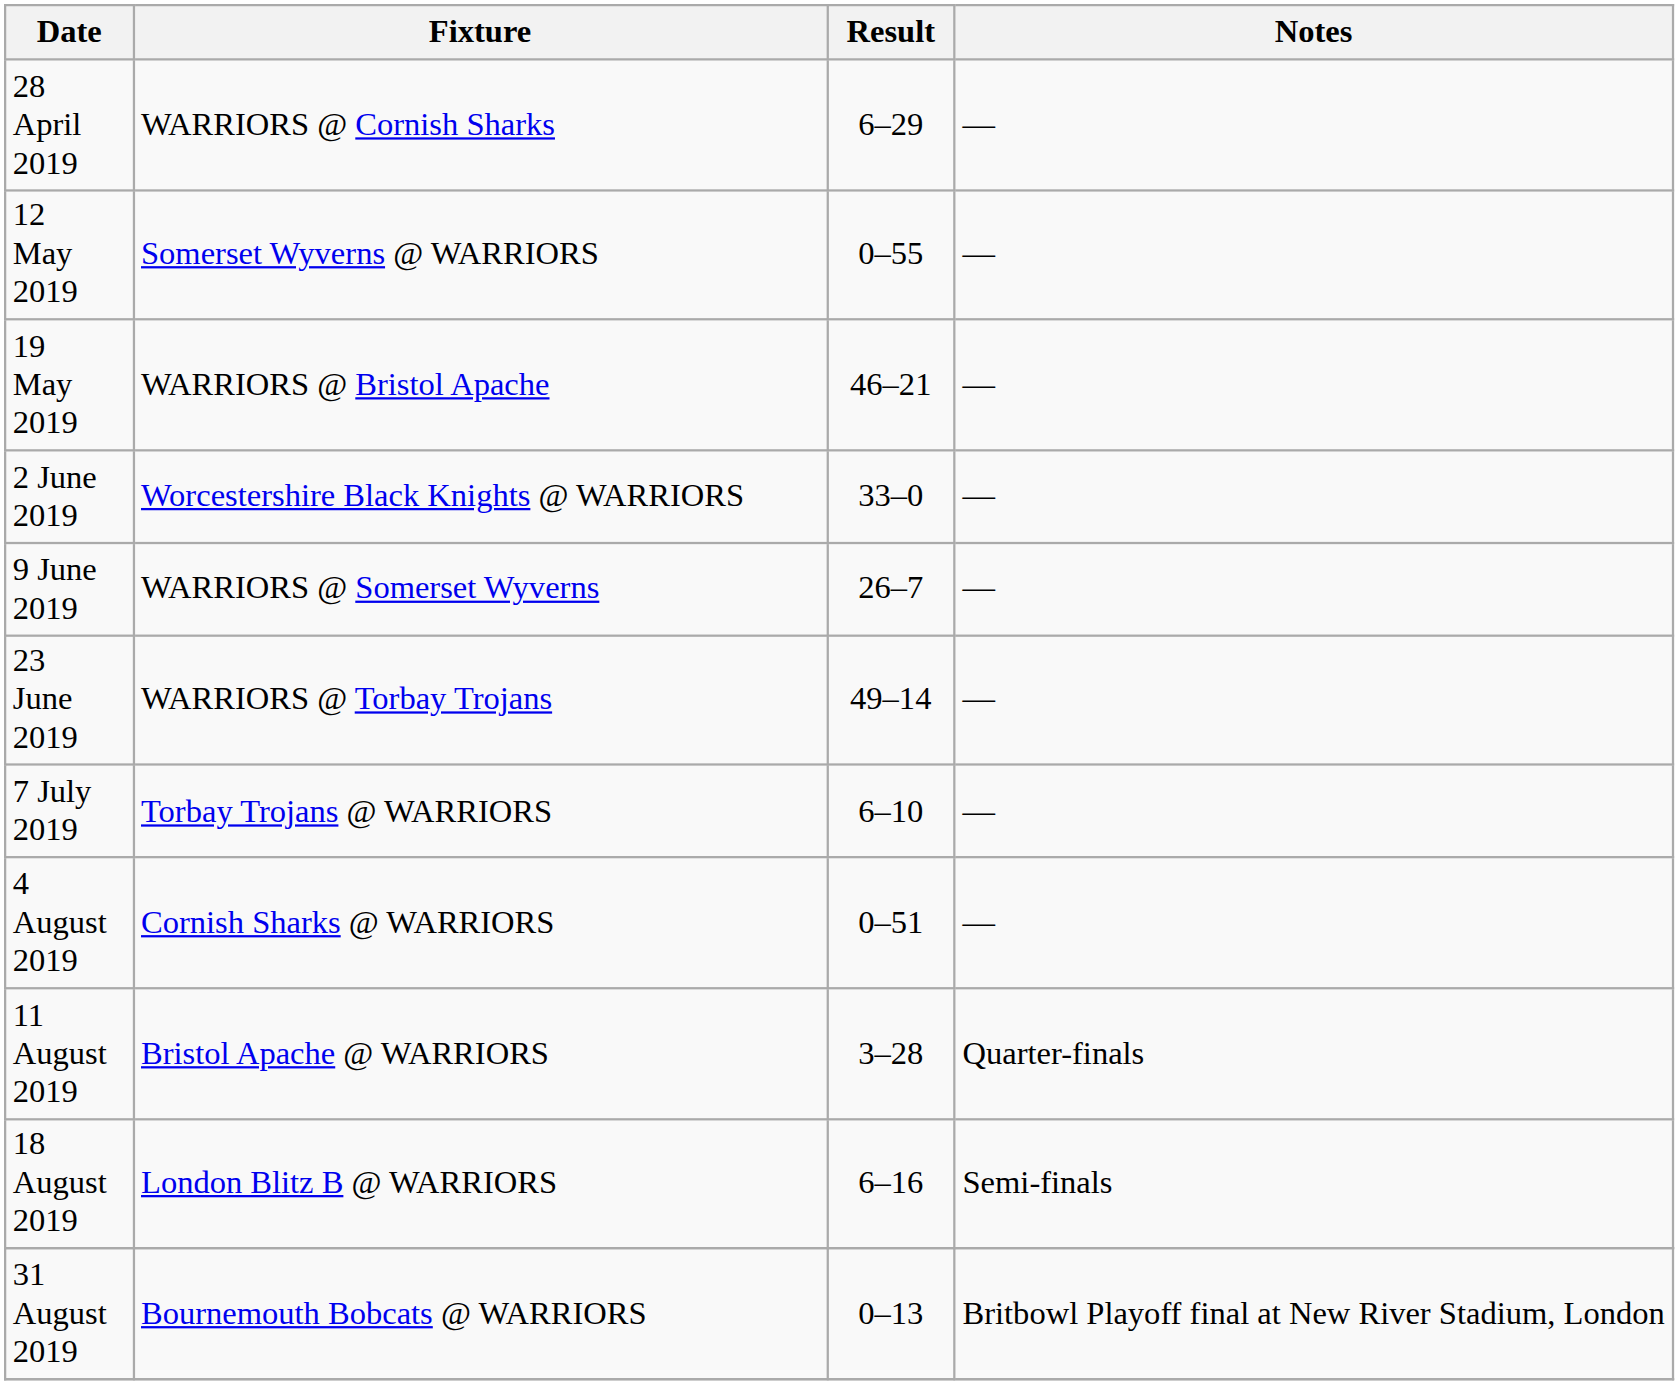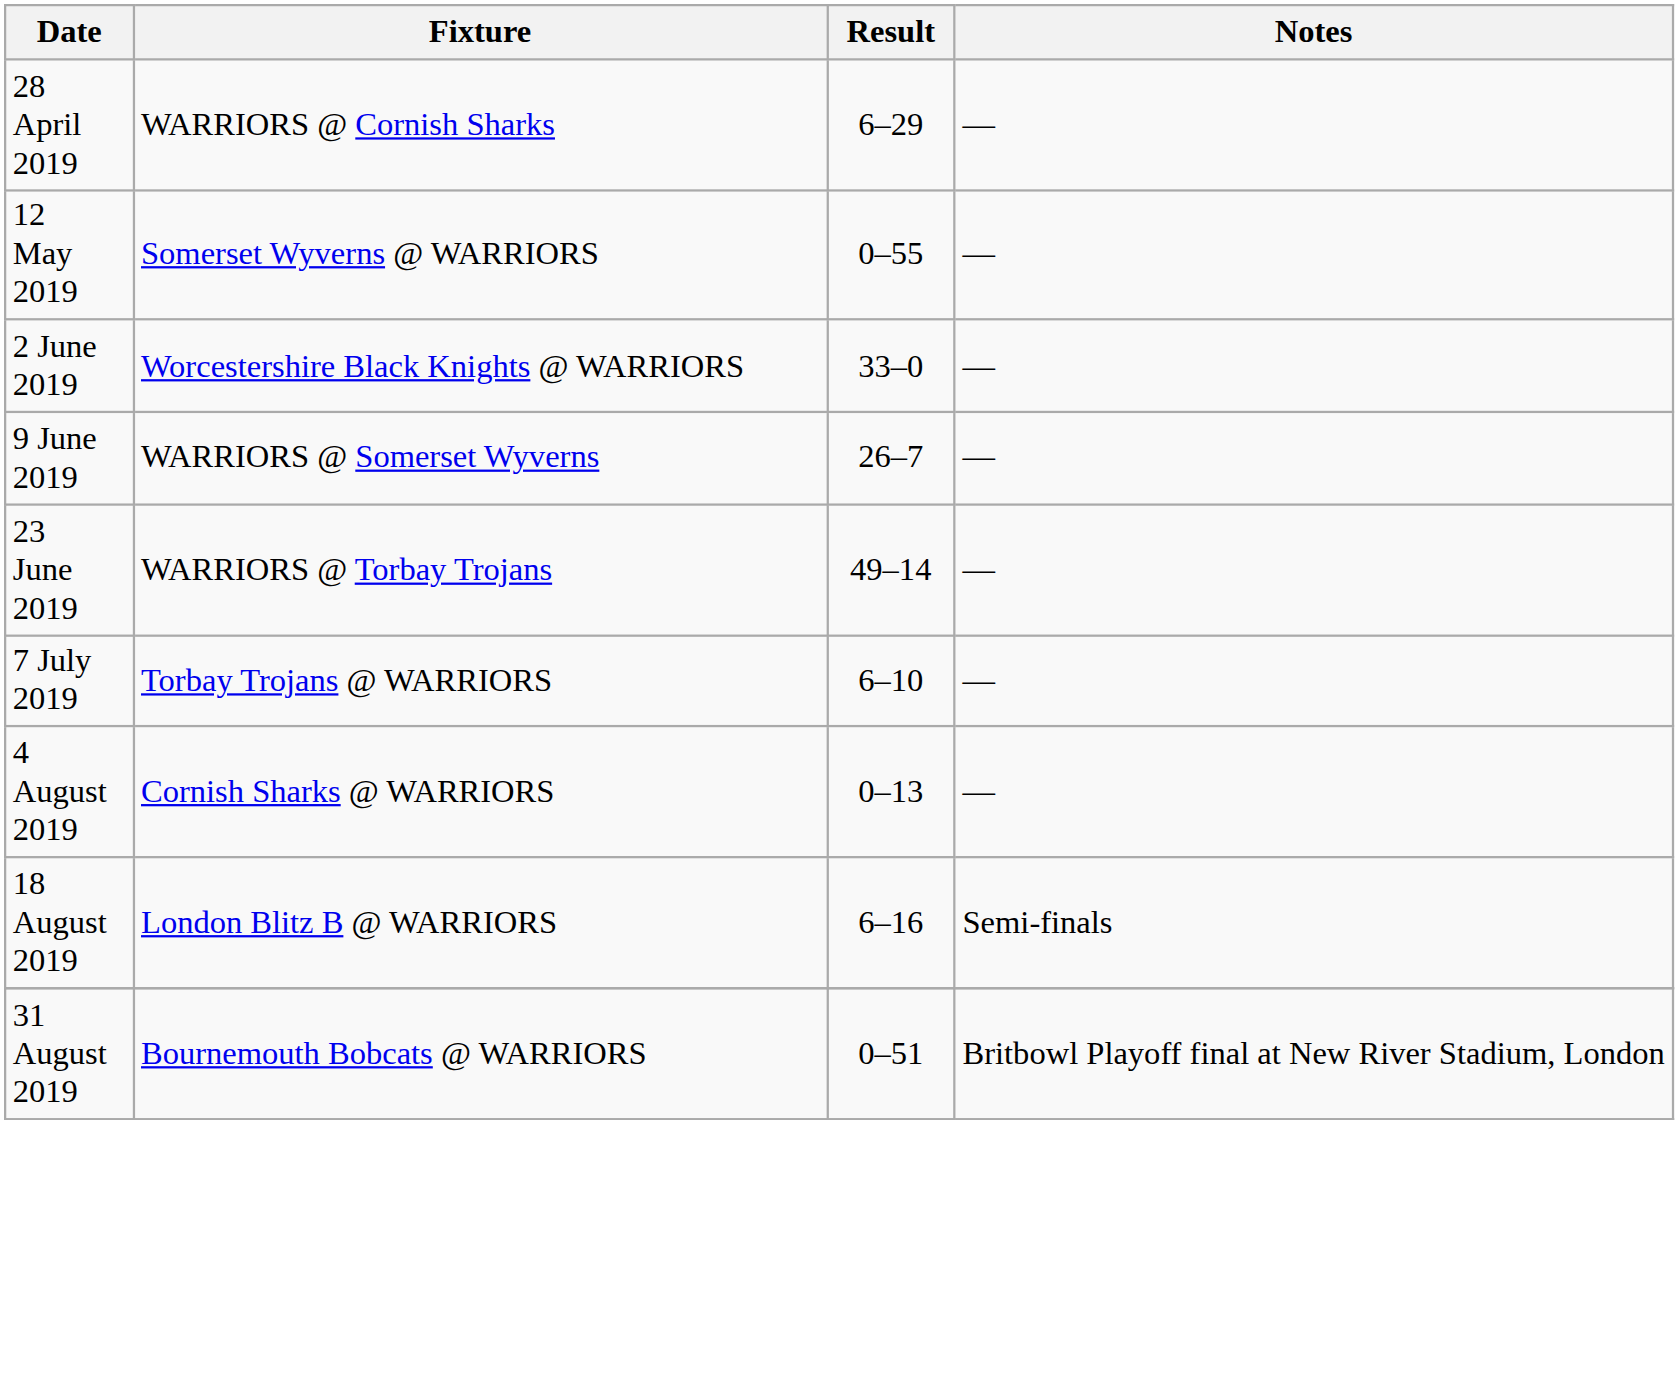- row: (45, 384)
(891, 922) 0–51 -> (891, 791) 0–13
- row: (60, 1052)
(891, 1313) 0–13 -> (891, 1052) 0–51
